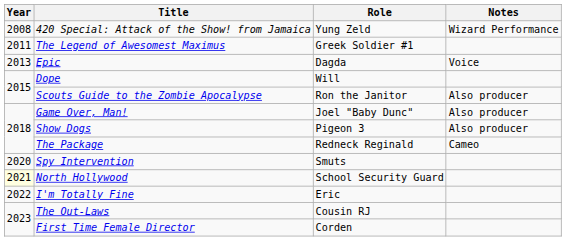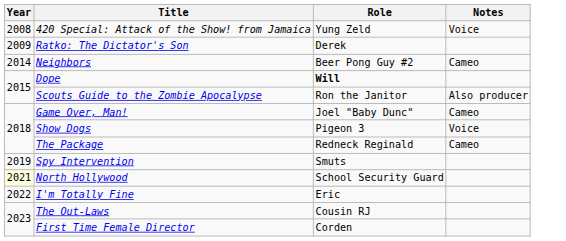(504, 29) Wizard Performance -> (464, 29) Voice
+ row: (112, 46)
- row: (131, 46)
- row: (48, 62)
+ row: (64, 62)
(328, 79) normal -> (328, 79) bold
(488, 112) Also producer -> (464, 112) Cameo
(488, 128) Also producer -> (464, 128) Voice
(19, 161) 2020 -> (19, 161) 2019
